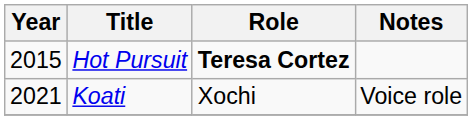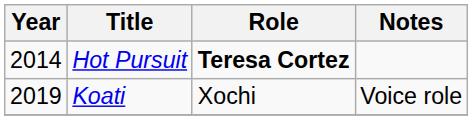(36, 59) 2015 -> (36, 59) 2014
(36, 96) 2021 -> (36, 96) 2019
